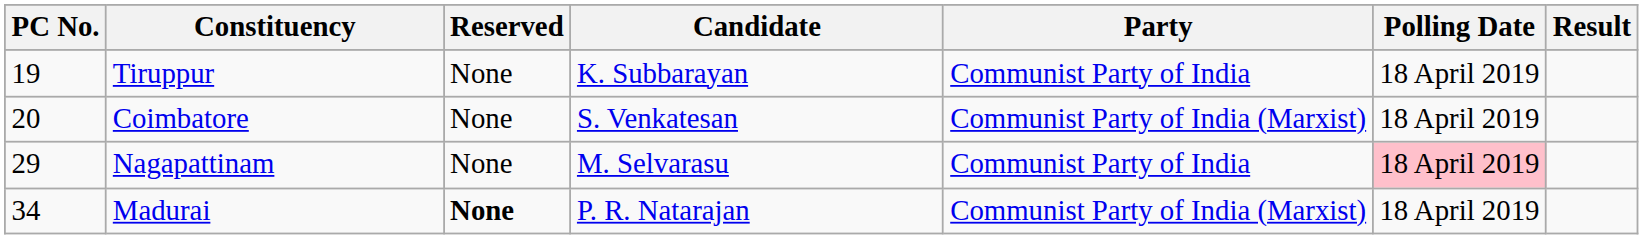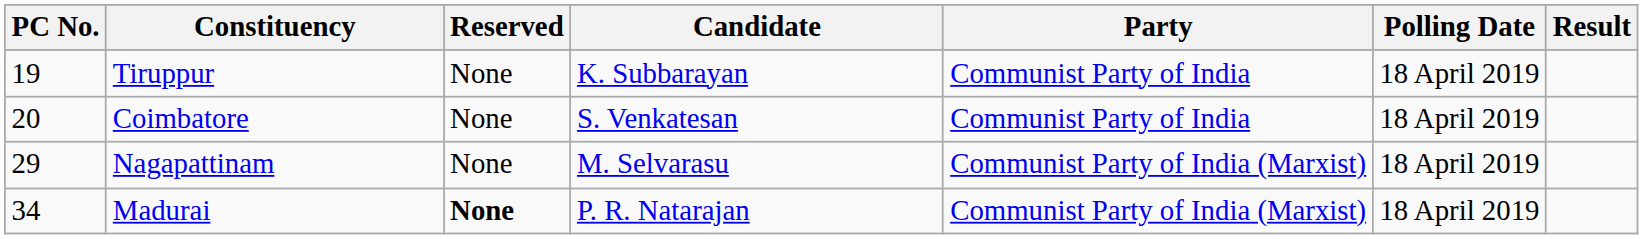(1158, 118) Communist Party of India (Marxist) -> (1100, 118) Communist Party of India
(1100, 164) Communist Party of India -> (1158, 164) Communist Party of India (Marxist)
(1459, 164) pink background -> (1459, 164) no background
